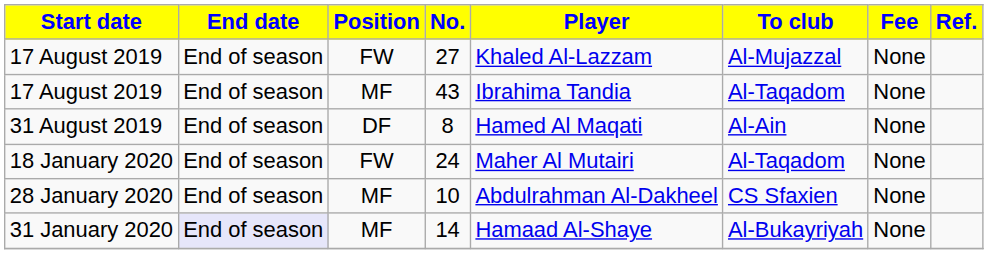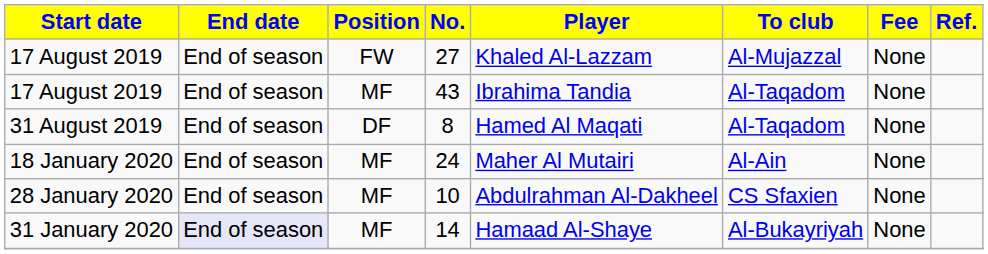(757, 126) Al-Ain -> (786, 126) Al-Taqadom
(377, 160) FW -> (377, 160) MF
(786, 160) Al-Taqadom -> (757, 160) Al-Ain
